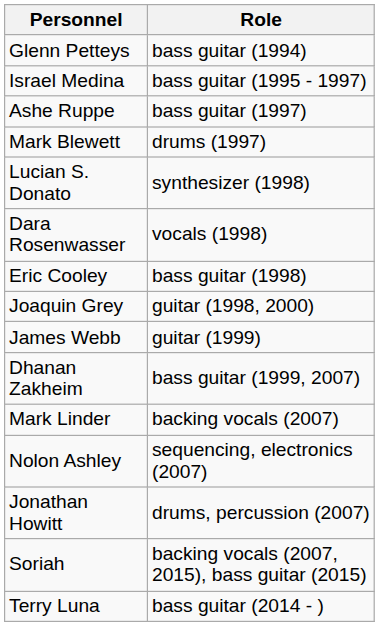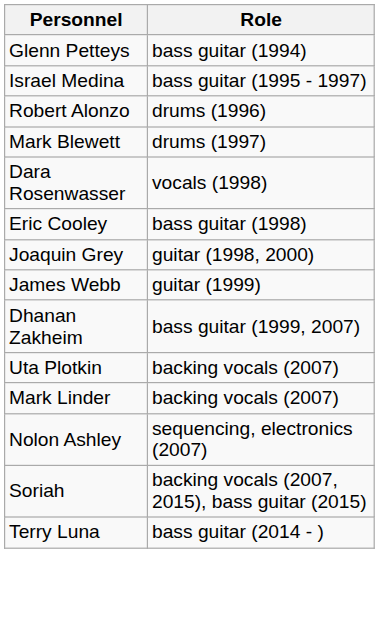+ row: (69, 111)
- row: (62, 111)
- row: (49, 182)
+ row: (55, 367)
- row: (49, 512)
